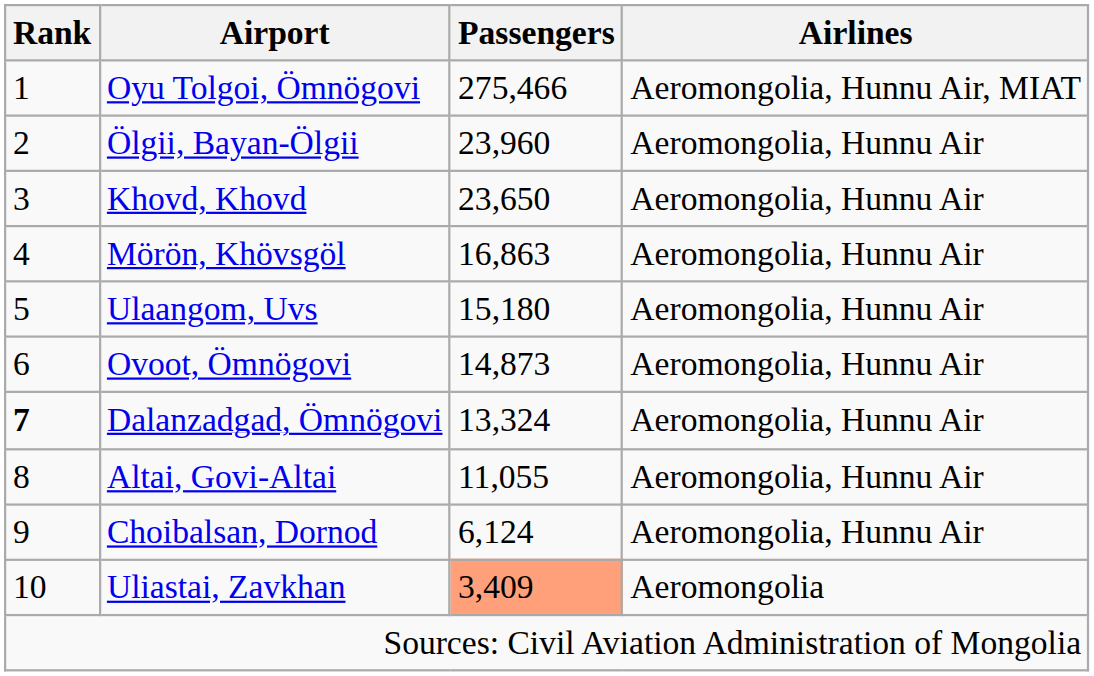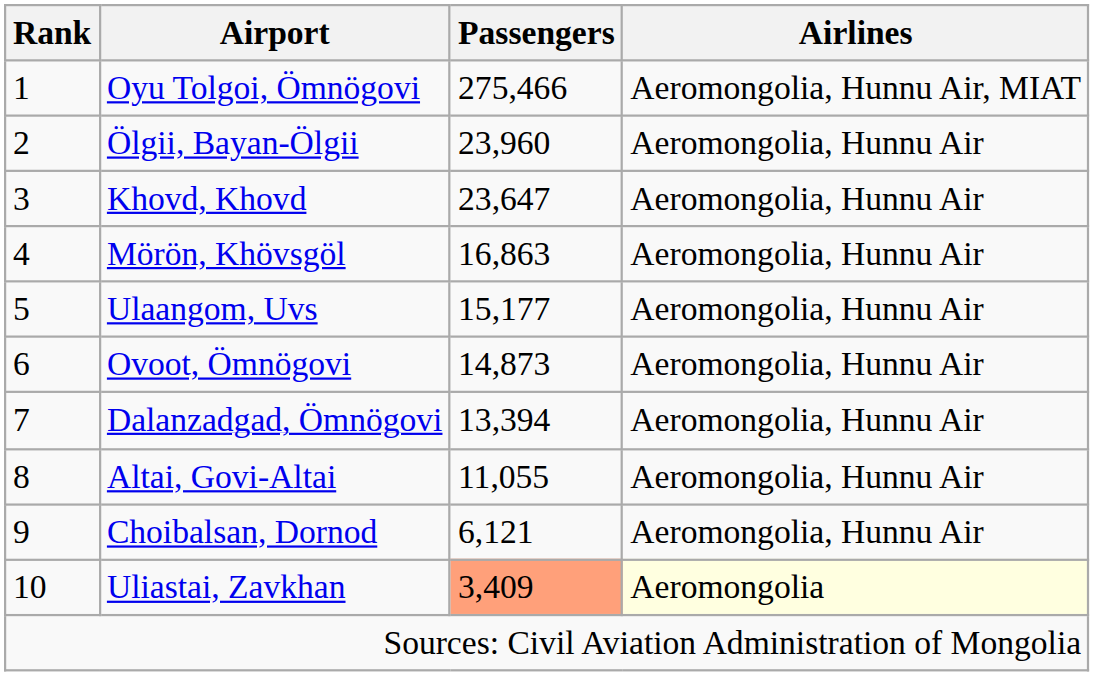(504, 198) 23,650 -> (504, 198) 23,647
(504, 309) 15,180 -> (504, 309) 15,177
(21, 420) bold -> (21, 420) normal
(504, 420) 13,324 -> (504, 420) 13,394
(496, 530) 6,124 -> (496, 530) 6,121
(727, 586) no background -> (727, 586) lightyellow background
